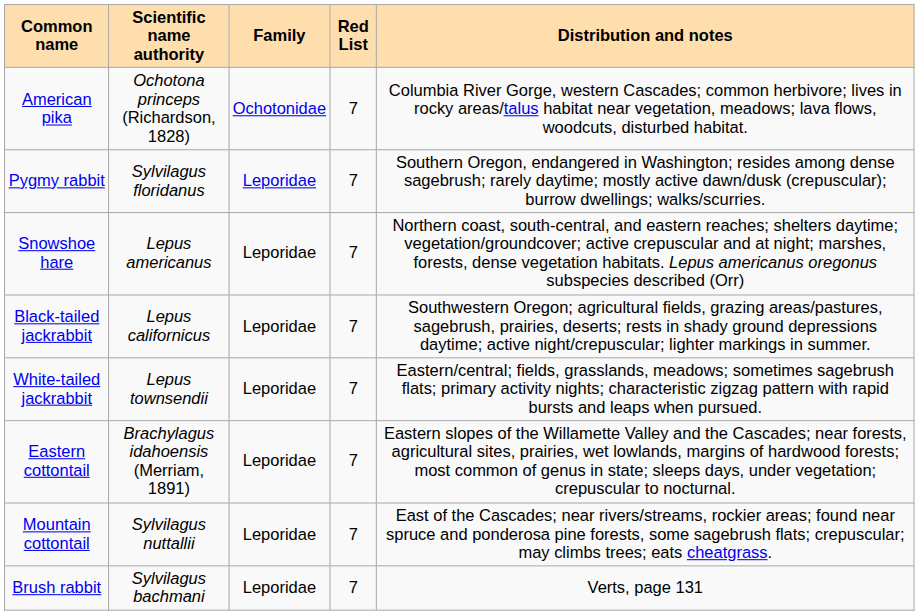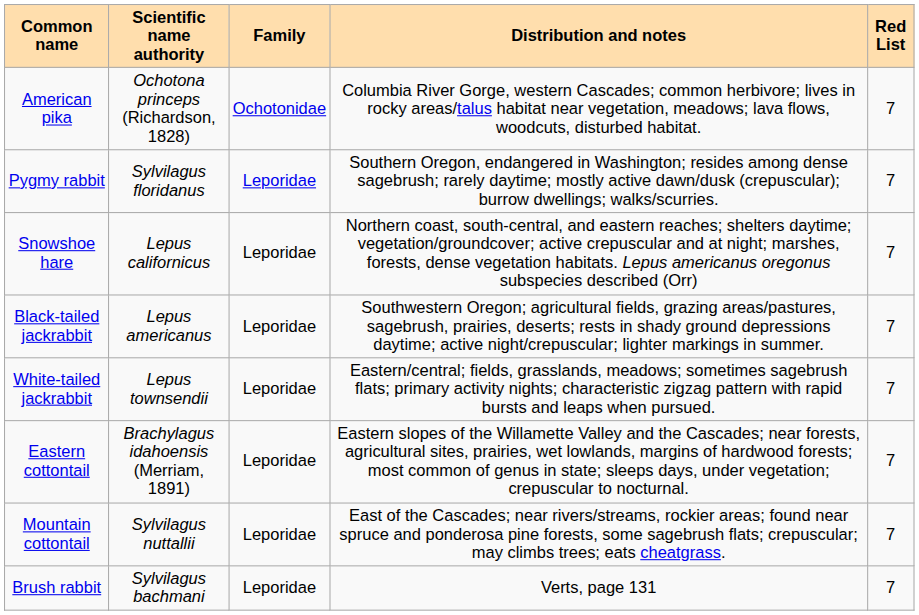columns swapped: (645, 36) <-> (353, 36)
(169, 253) Lepus americanus -> (169, 253) Lepus californicus
(169, 326) Lepus californicus -> (169, 326) Lepus americanus
